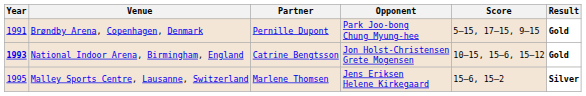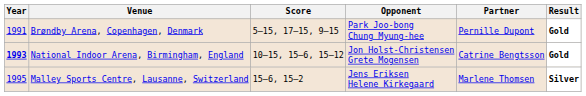columns swapped: (296, 11) <-> (499, 11)
